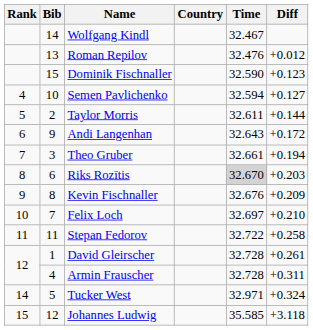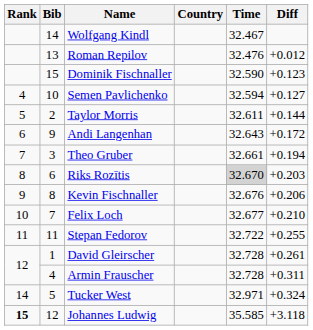(287, 194) +0.209 -> (287, 194) +0.206
(246, 214) 32.697 -> (246, 214) 32.677
(287, 235) +0.258 -> (287, 235) +0.255
(22, 315) normal -> (22, 315) bold
